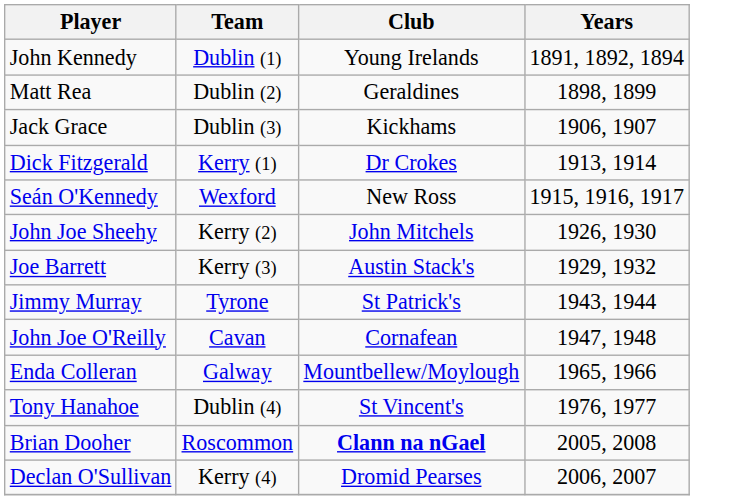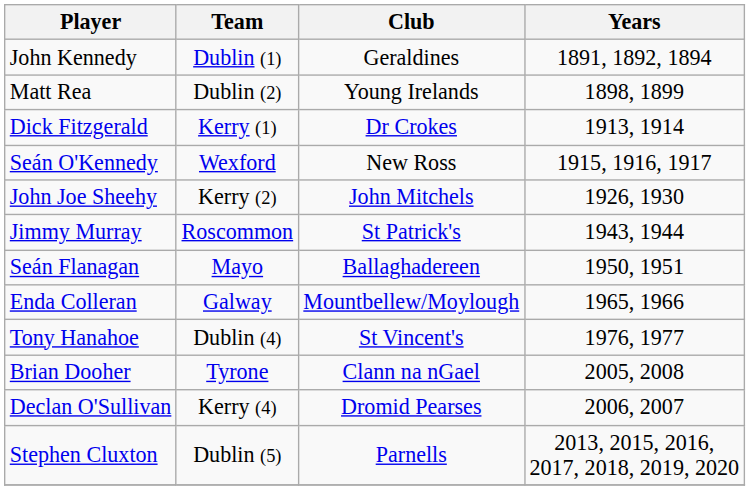(411, 57) Young Irelands -> (411, 57) Geraldines
(411, 92) Geraldines -> (411, 92) Young Irelands
- row: (59, 127)
- row: (58, 267)
(237, 302) Tyrone -> (237, 232) Roscommon
- row: (88, 337)
+ row: (74, 267)
(237, 442) Roscommon -> (237, 372) Tyrone
(411, 442) bold -> (411, 372) normal
+ row: (84, 454)
